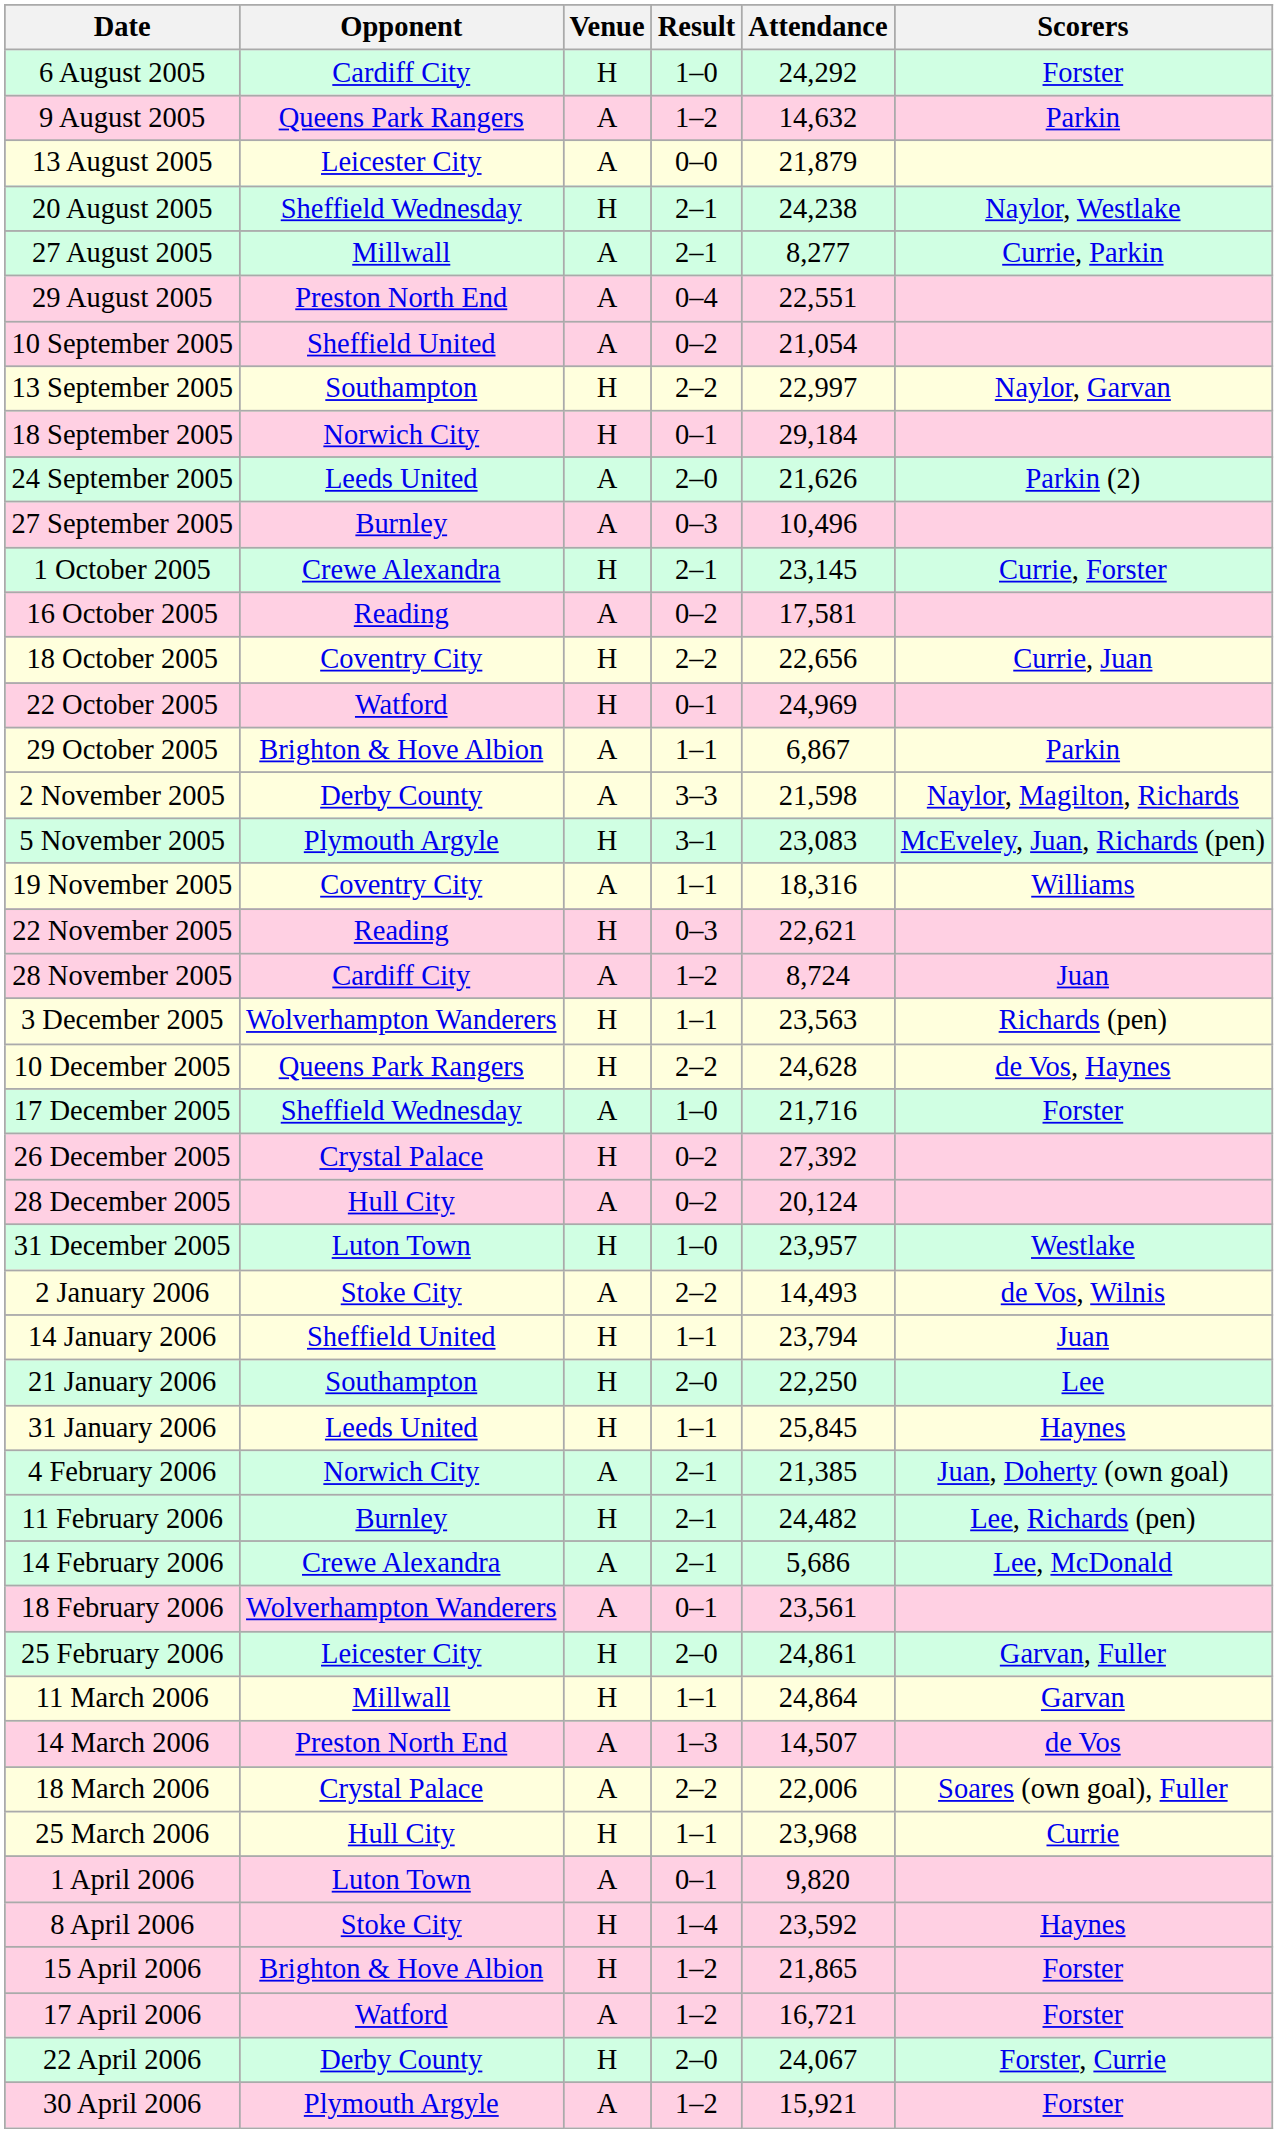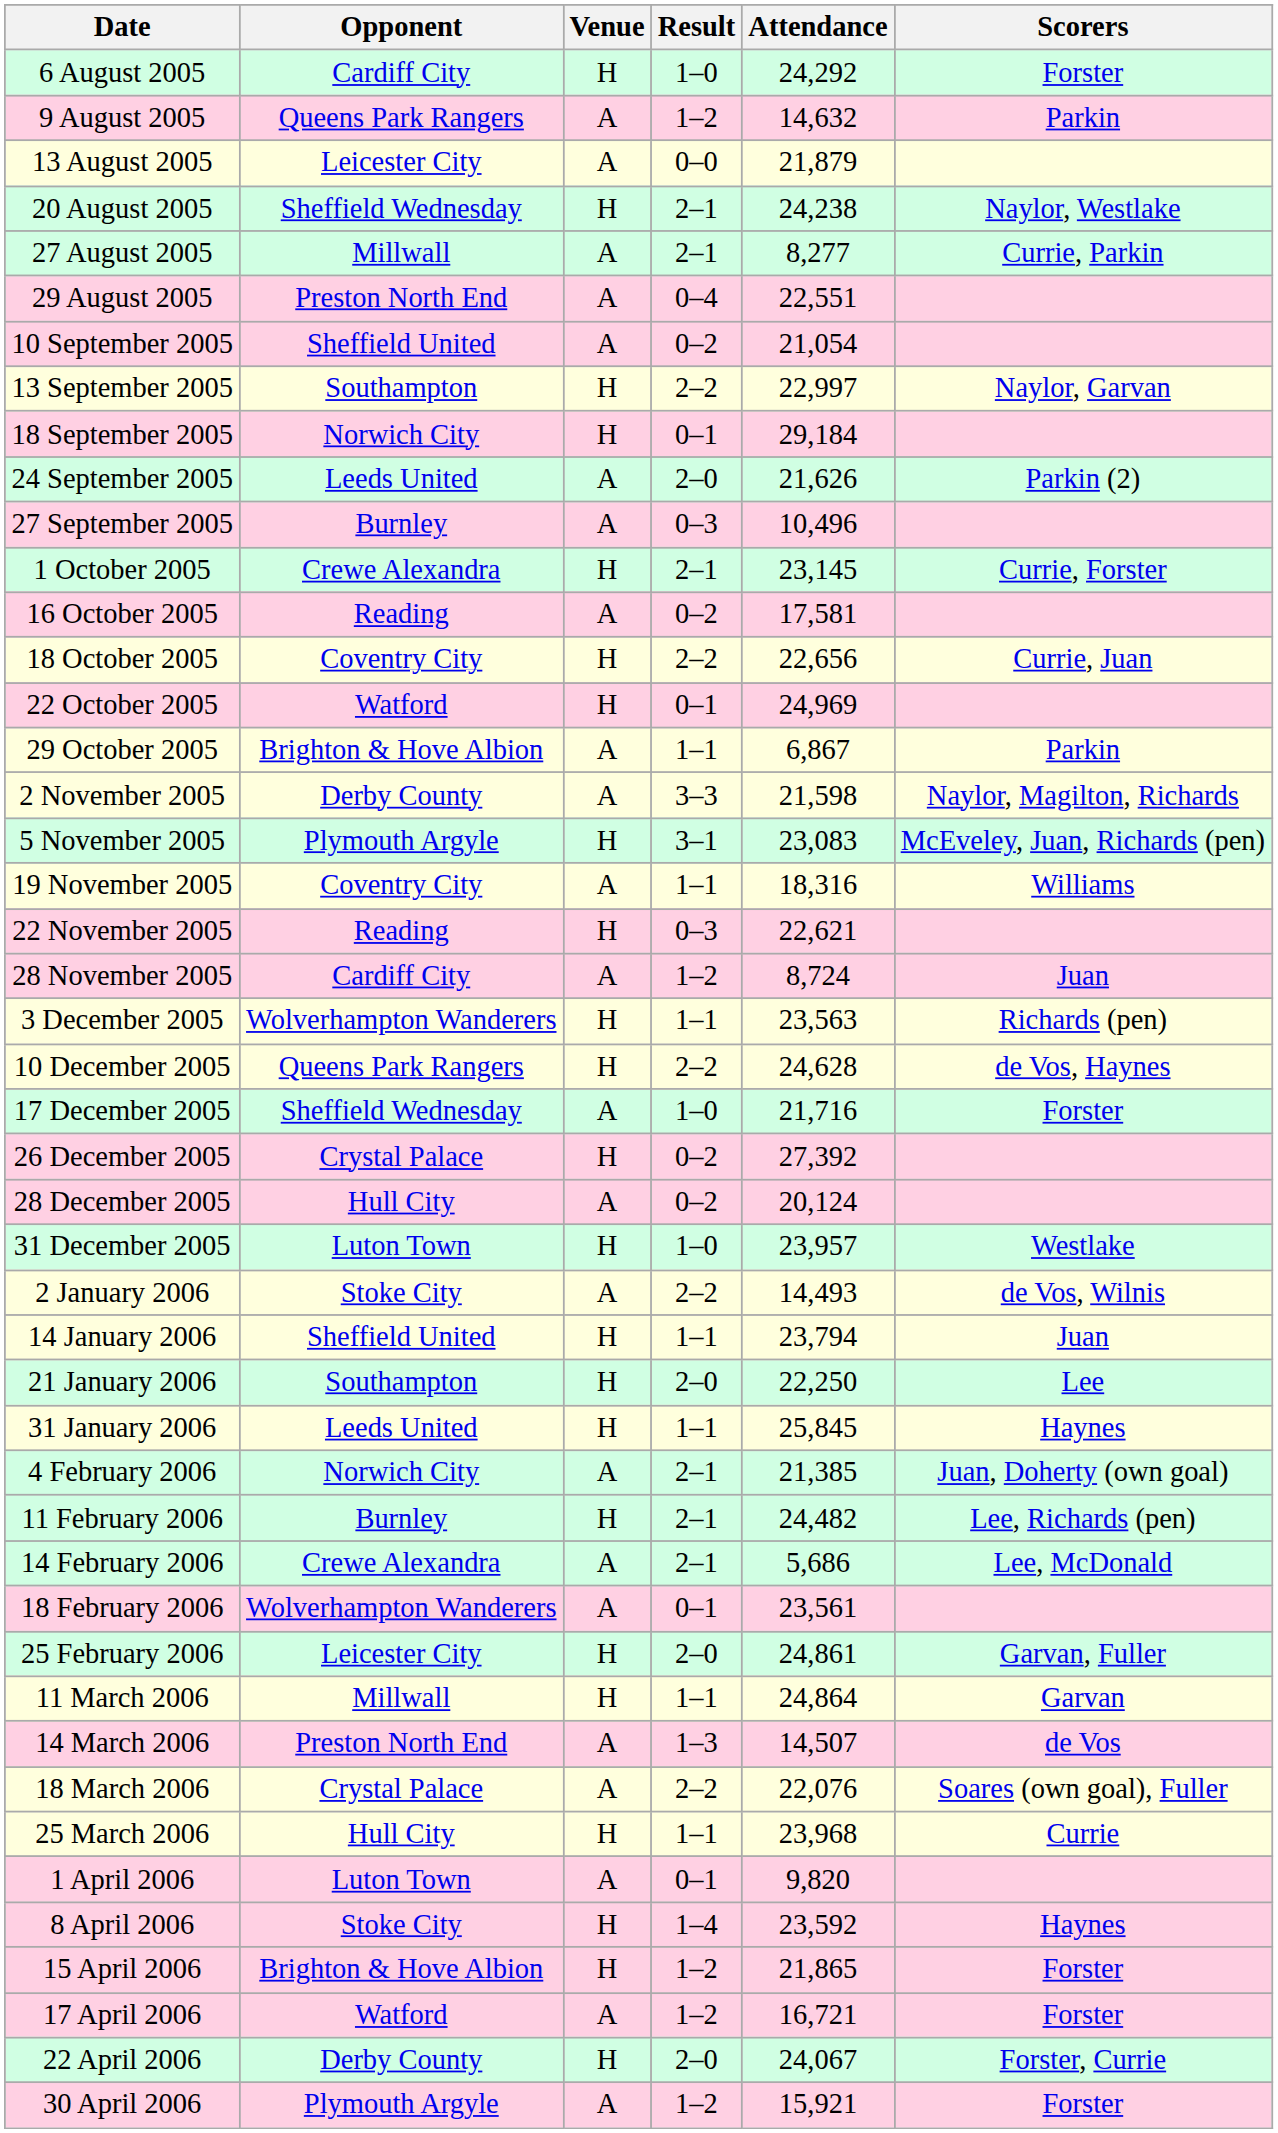(818, 1788) 22,006 -> (818, 1788) 22,076
